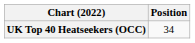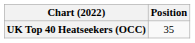(169, 29) 34 -> (169, 29) 35
